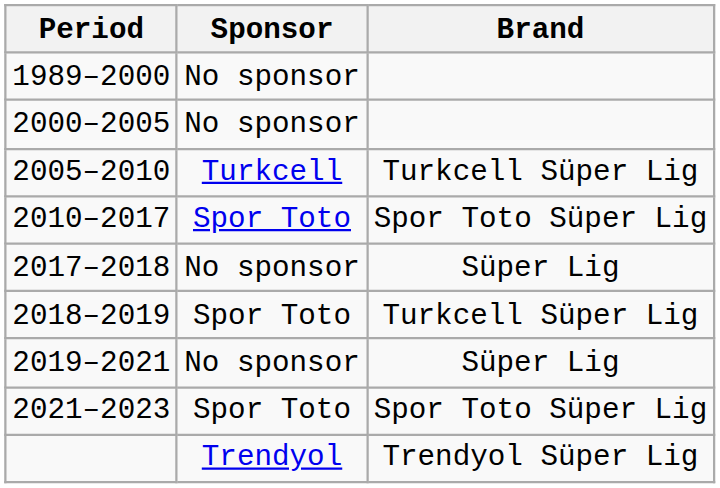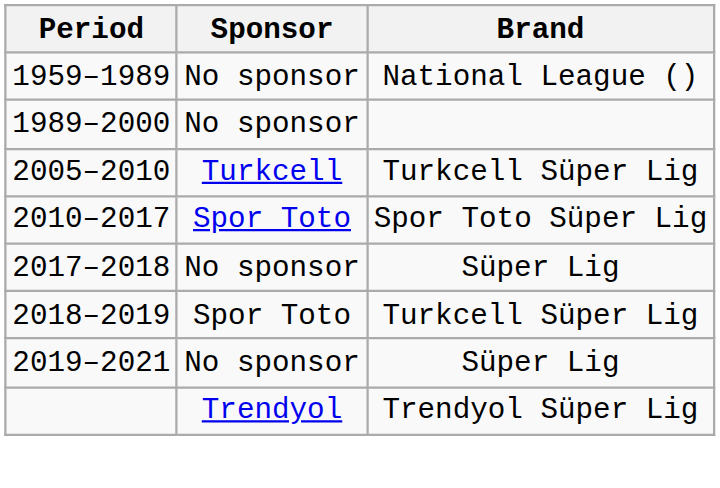+ row: (91, 77)
- row: (91, 124)
- row: (91, 410)
